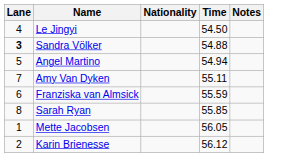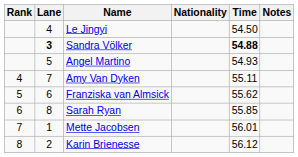+ column: (19, 12)
(214, 45) normal -> (245, 45) bold
(214, 62) 54.94 -> (245, 62) 54.93
(214, 95) 55.59 -> (245, 95) 55.62
(214, 128) 56.05 -> (245, 128) 56.01
